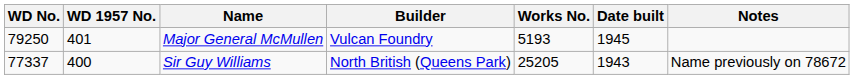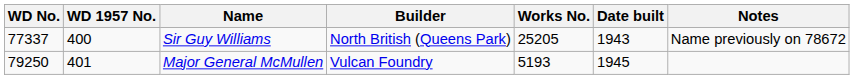rows swapped: (217, 62) <-> (243, 39)
